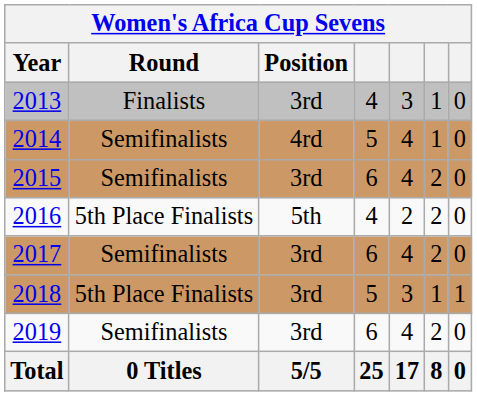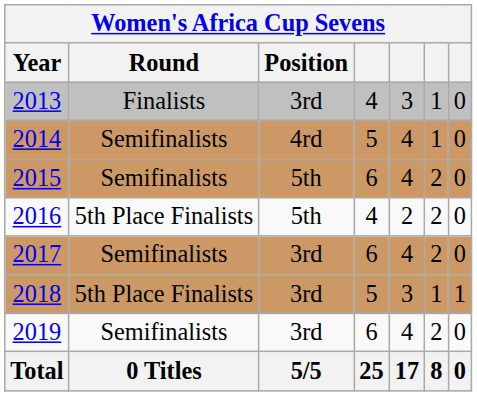(306, 178) 3rd -> (306, 178) 5th
